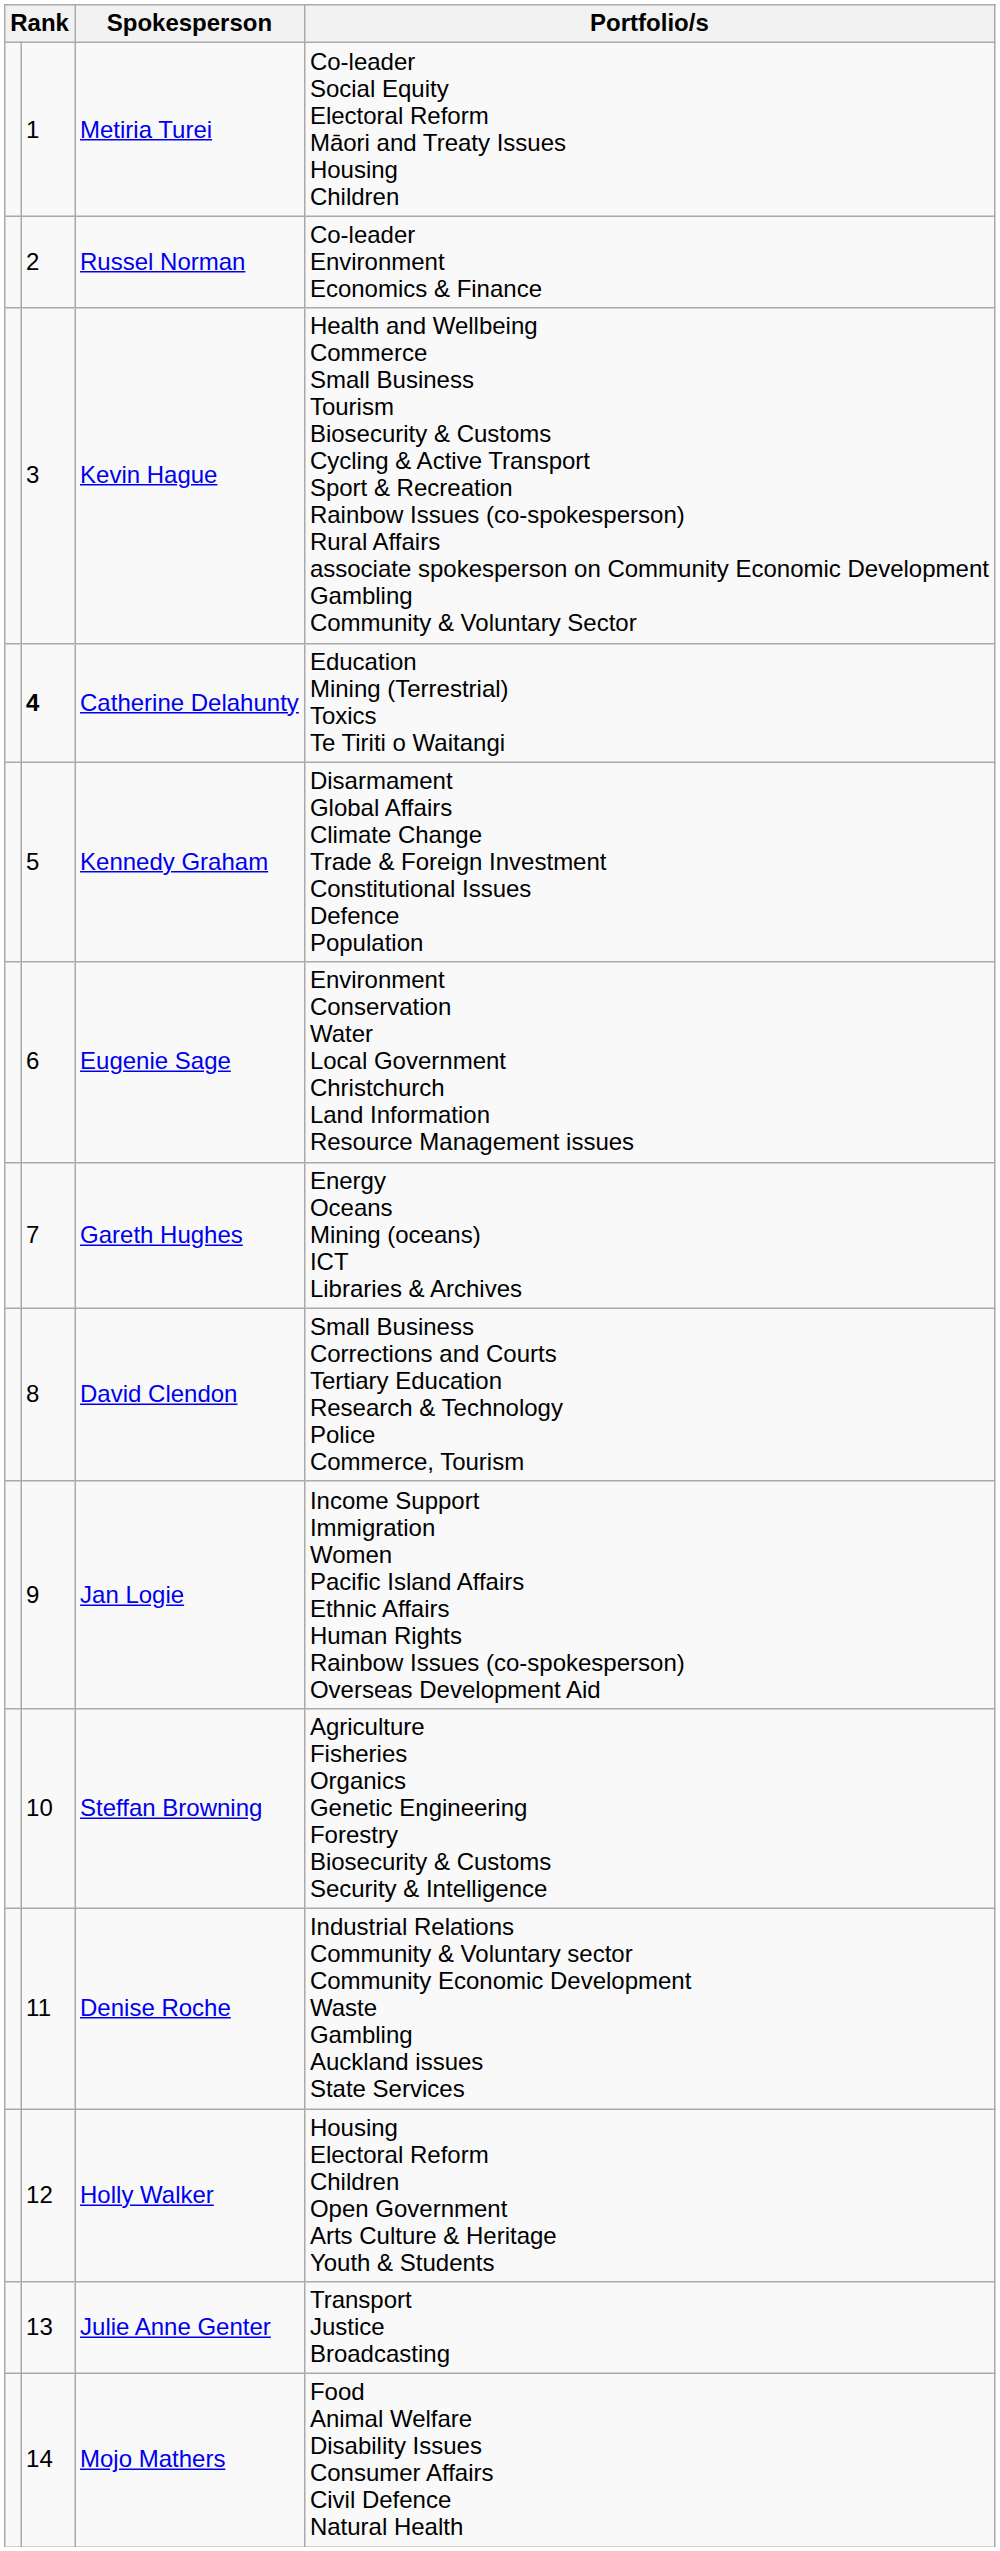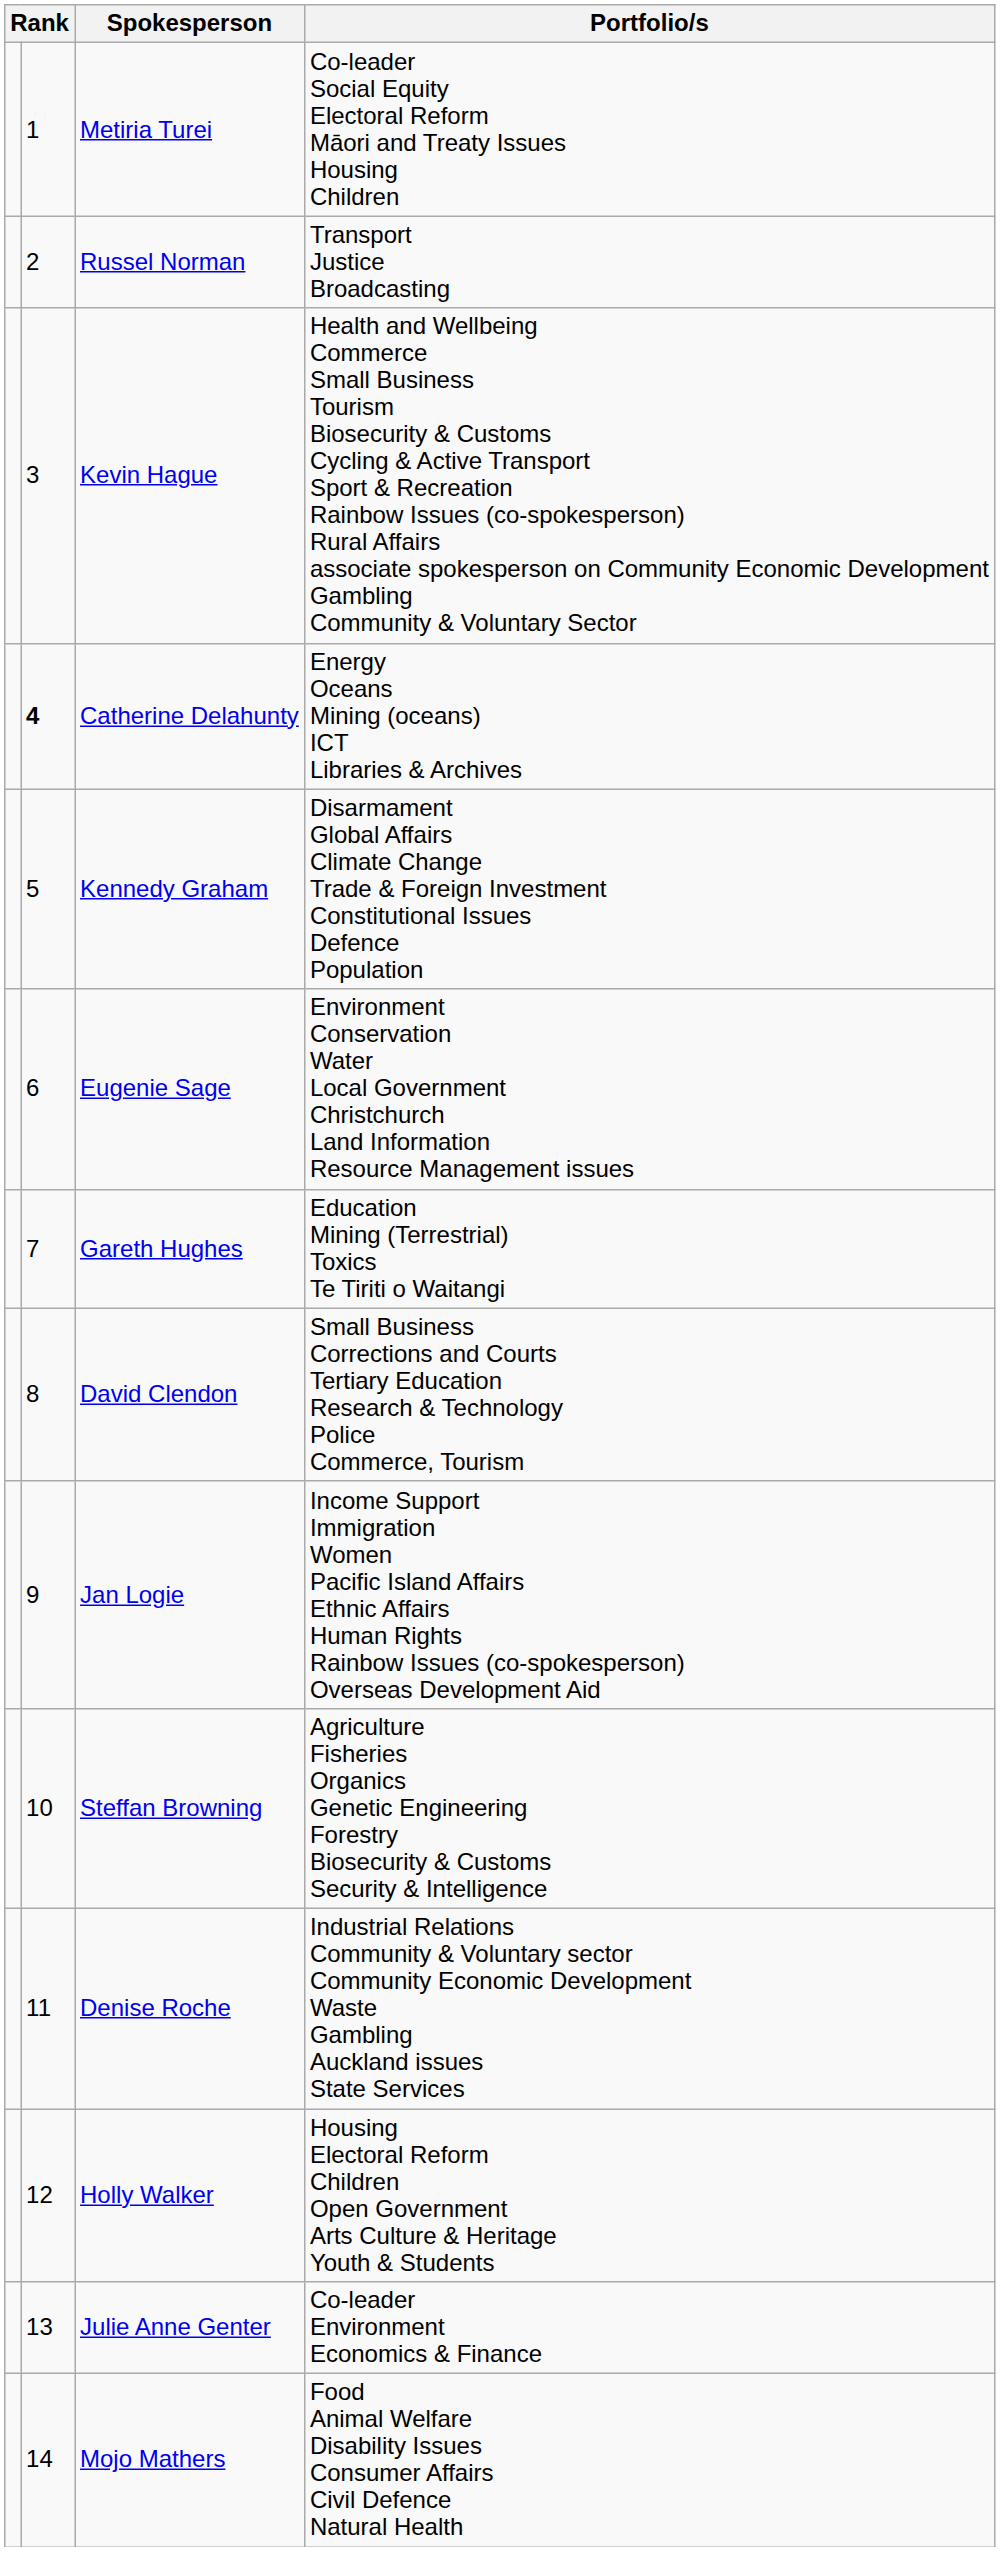(426, 261) Co-leader Environment Economics & Finance -> (380, 261) Transport Justice Broadcasting
(409, 702) Education Mining (Terrestrial) Toxics Te Tiriti o Waitangi -> (416, 715) Energy Oceans Mining (oceans) ICT Libraries & Archives
(416, 1234) Energy Oceans Mining (oceans) ICT Libraries & Archives -> (409, 1248) Education Mining (Terrestrial) Toxics Te Tiriti o Waitangi
(380, 2327) Transport Justice Broadcasting -> (426, 2327) Co-leader Environment Economics & Finance
